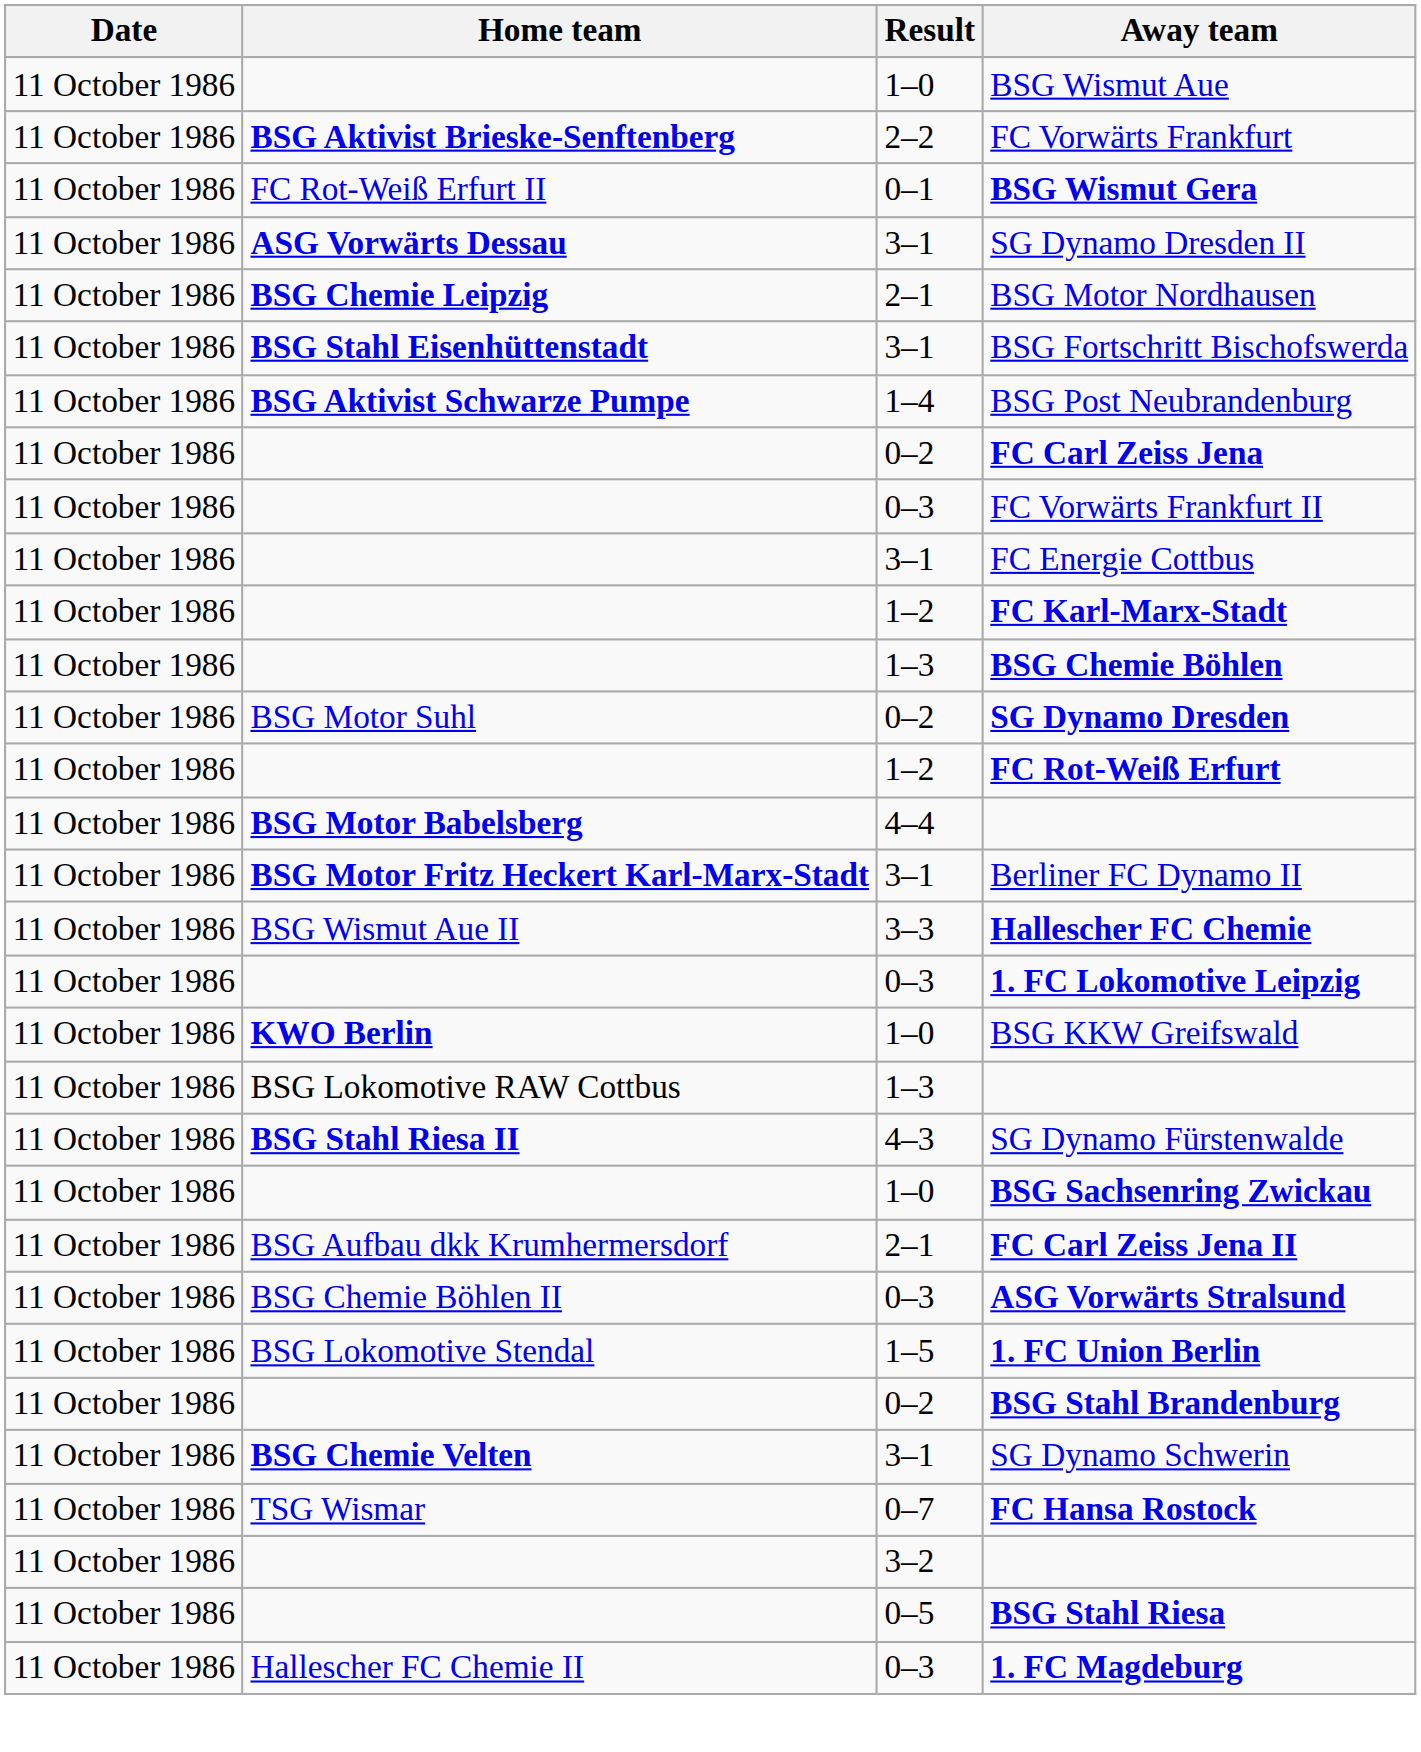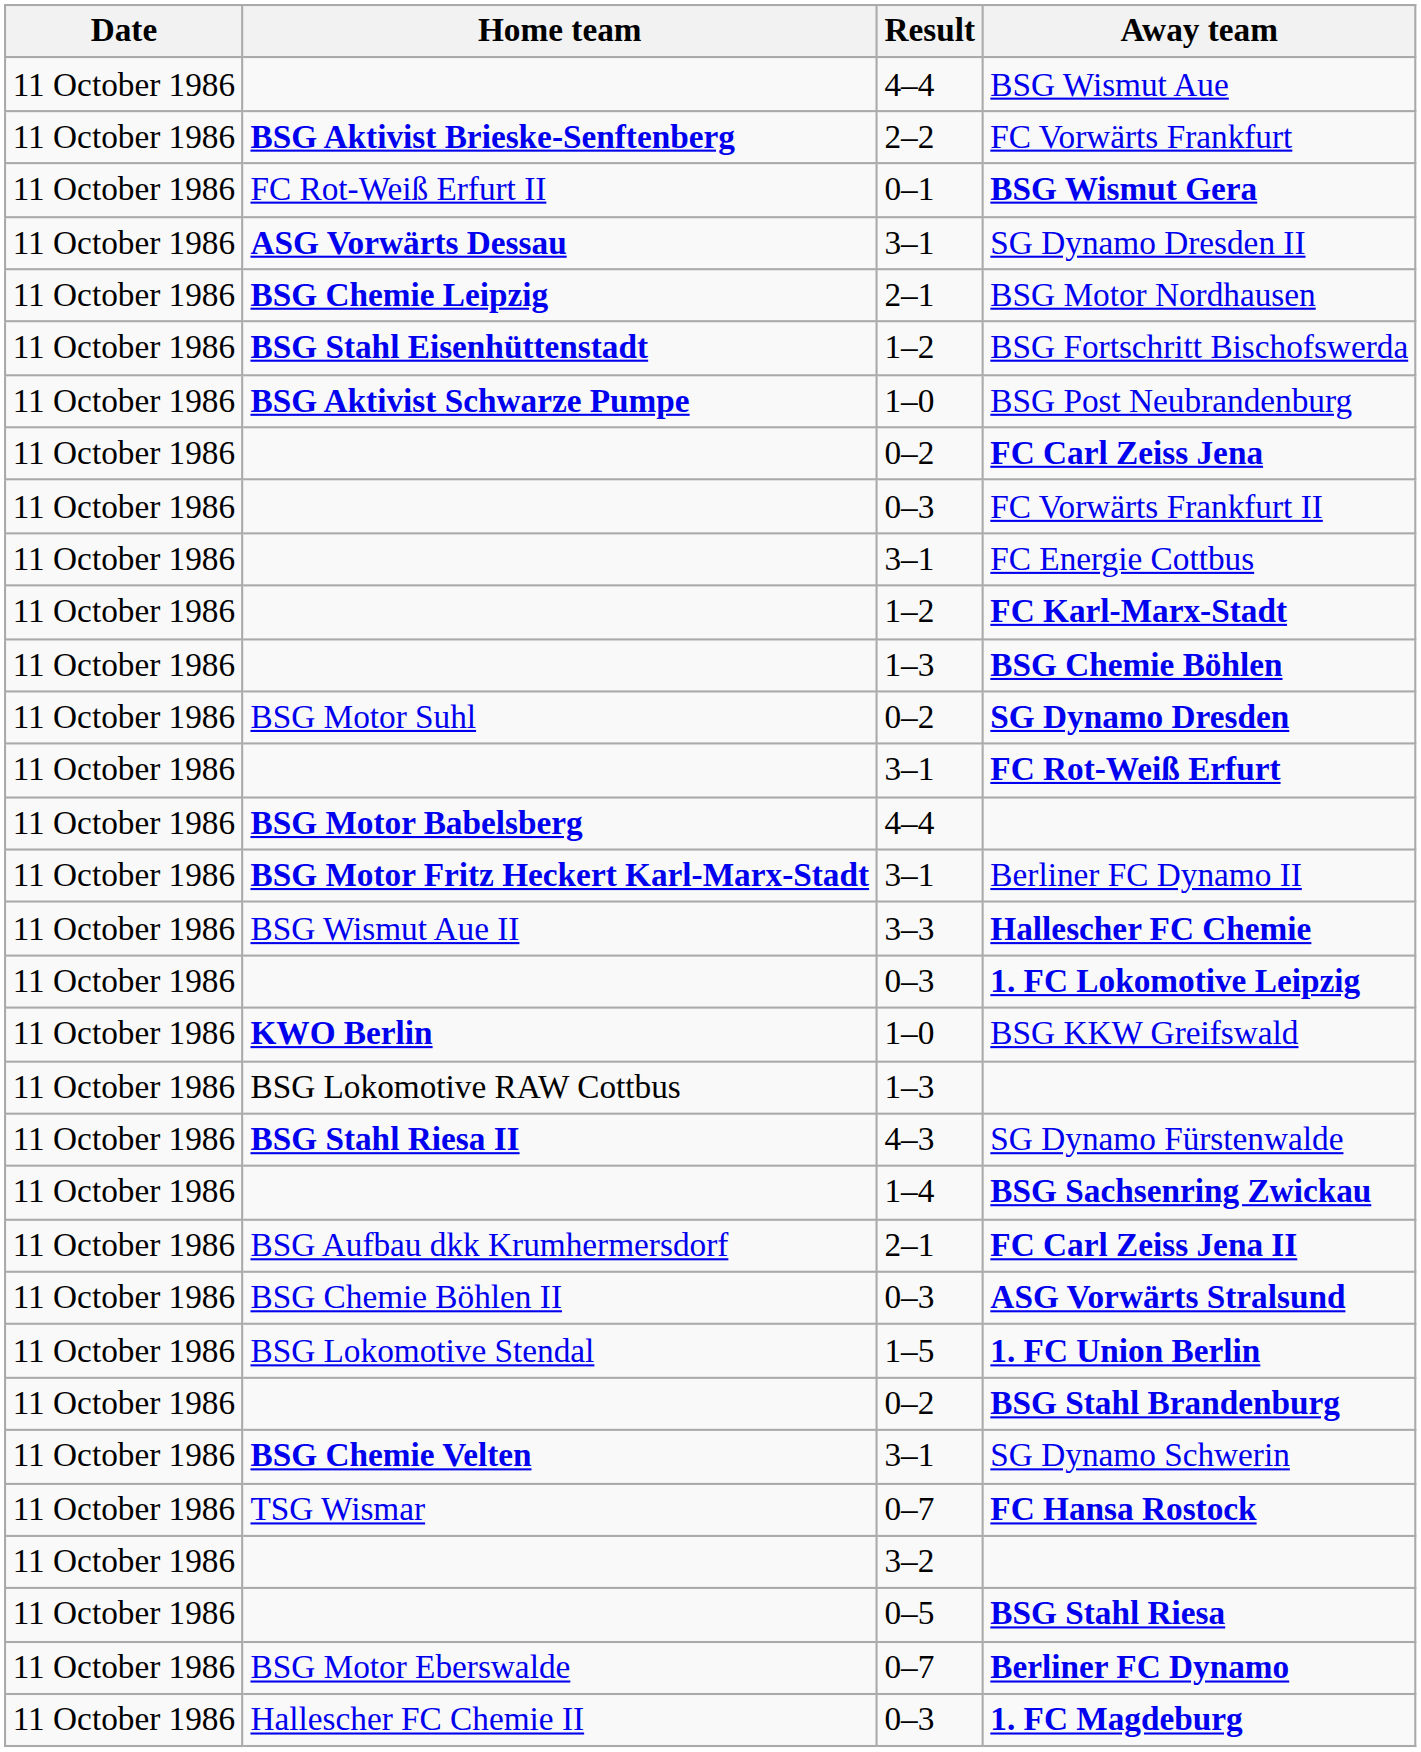(909, 83) 1–0 -> (909, 83) 4–4
(909, 347) 3–1 -> (909, 347) 1–2
(909, 400) 1–4 -> (909, 400) 1–0
(909, 769) 1–2 -> (909, 769) 3–1
(909, 1192) 1–0 -> (909, 1192) 1–4
+ row: (410, 1667)
